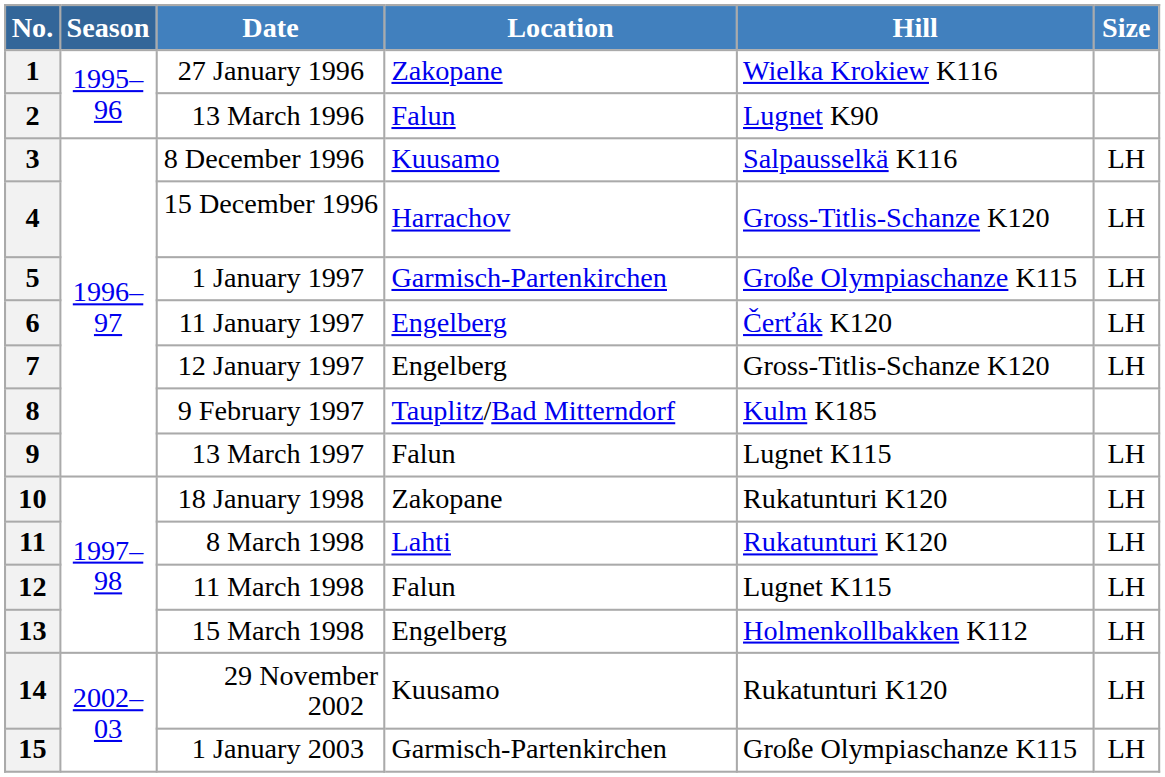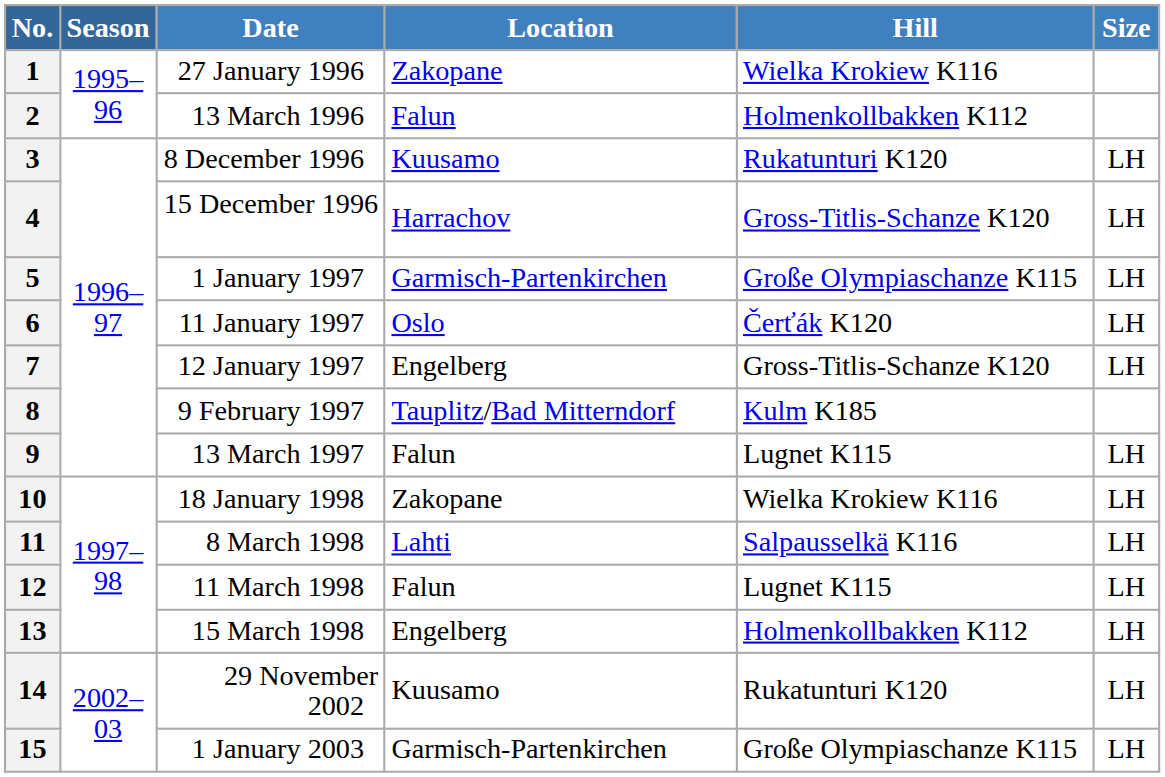(811, 115) Lugnet K90 -> (885, 115) Holmenkollbakken K112
(850, 159) Salpausselkä K116 -> (845, 159) Rukatunturi K120
(449, 322) Engelberg -> (418, 322) Oslo
(845, 498) Rukatunturi K120 -> (870, 498) Wielka Krokiew K116
(845, 542) Rukatunturi K120 -> (850, 542) Salpausselkä K116
